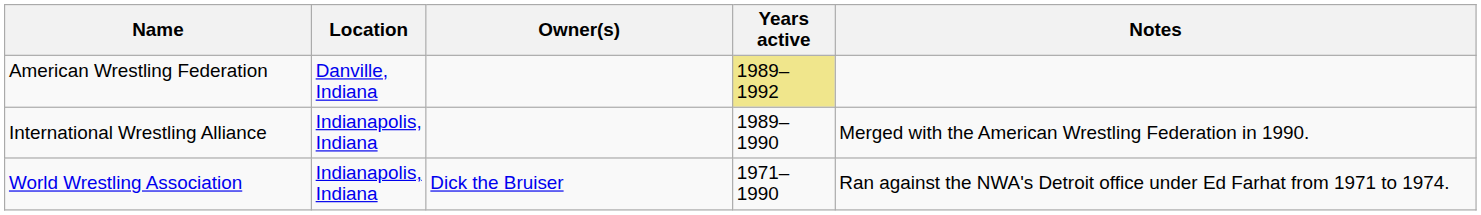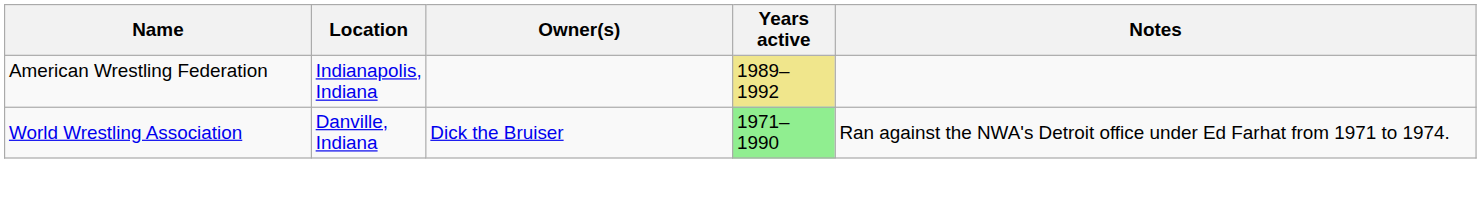(352, 81) Danville, Indiana -> (369, 81) Indianapolis, Indiana
- row: (138, 132)
(369, 183) Indianapolis, Indiana -> (352, 132) Danville, Indiana
(763, 183) no background -> (763, 132) lightgreen background
